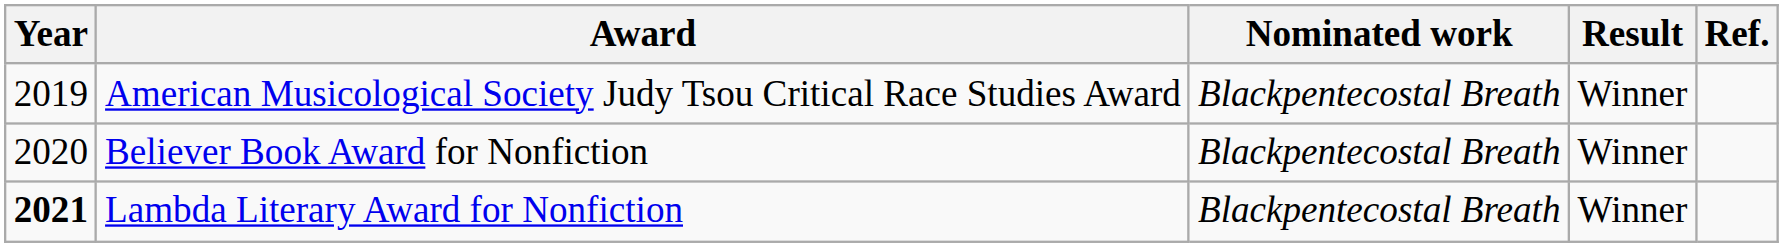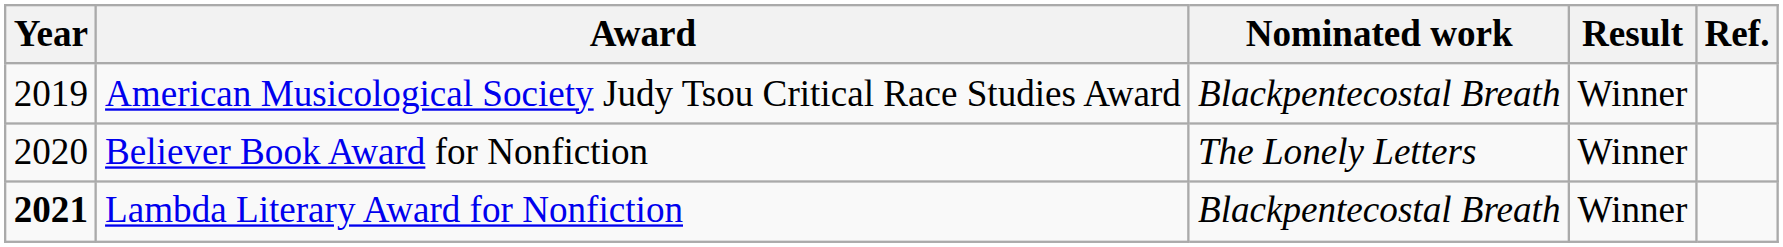(1379, 151) Blackpentecostal Breath -> (1337, 151) The Lonely Letters
